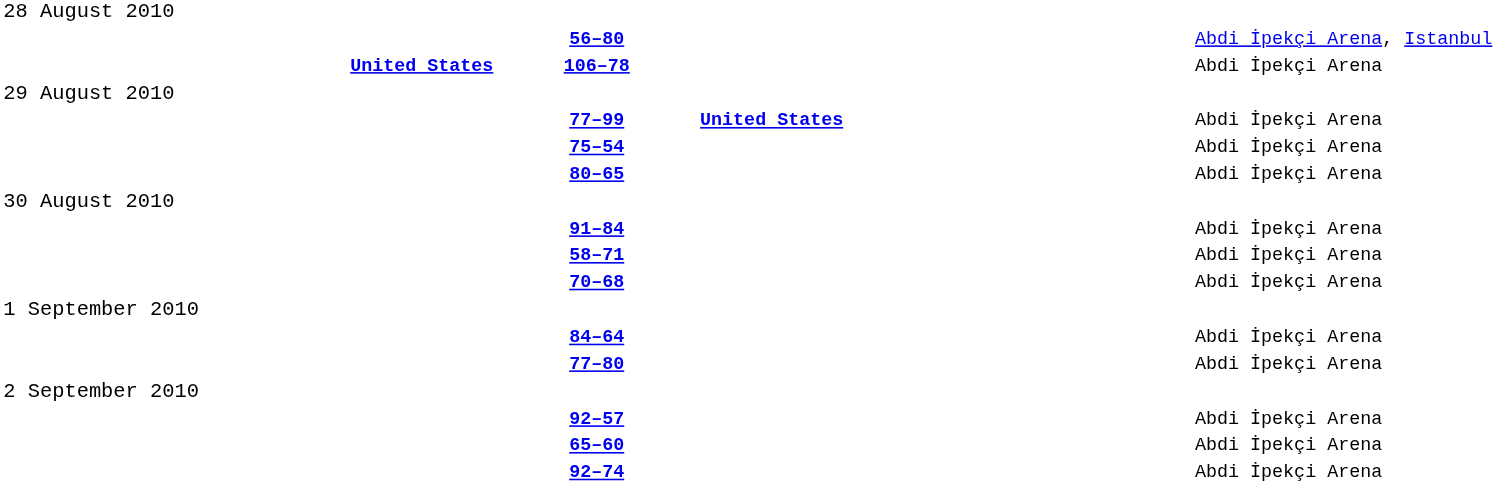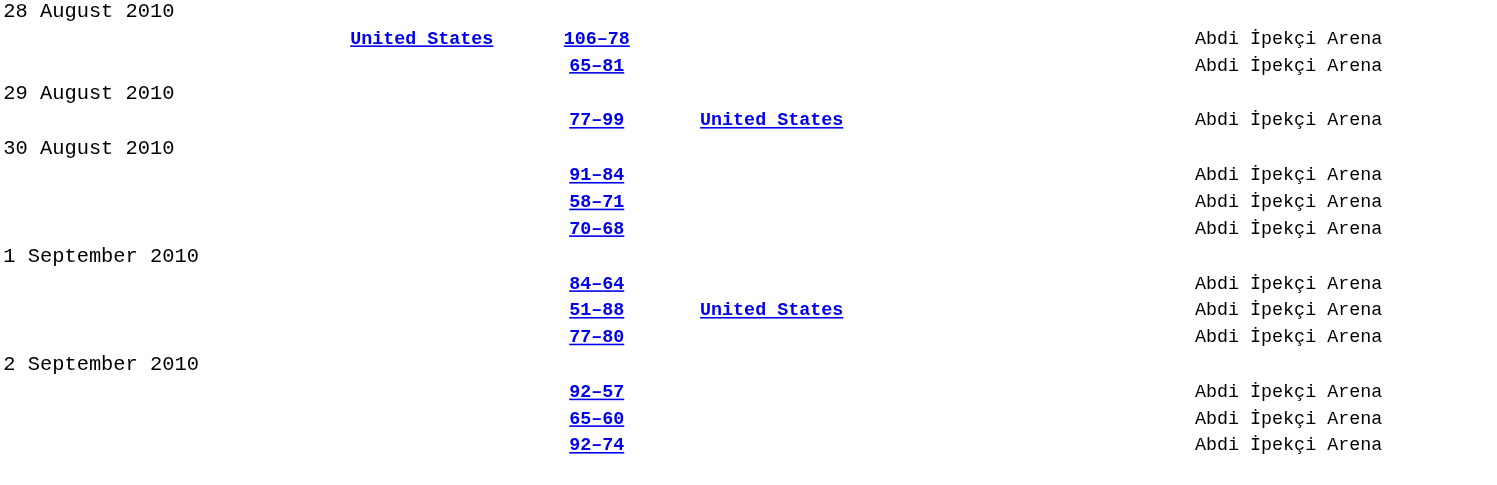- row: (248, 39)
+ row: (248, 66)
- row: (248, 147)
- row: (248, 174)
+ row: (248, 311)
